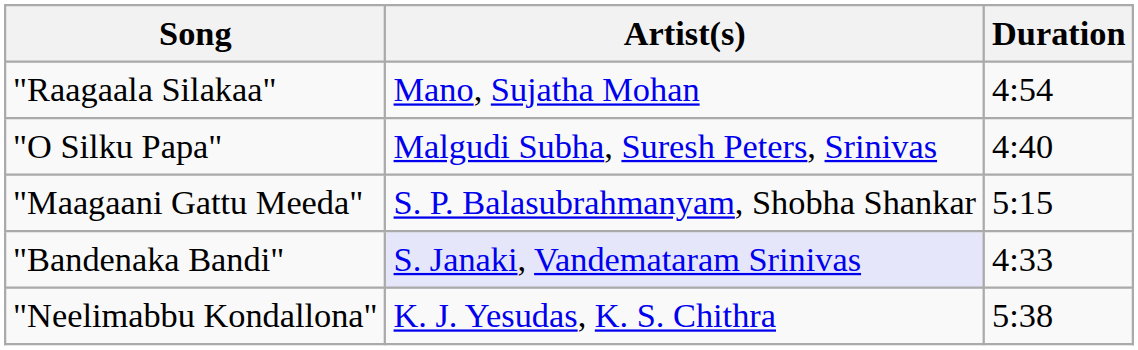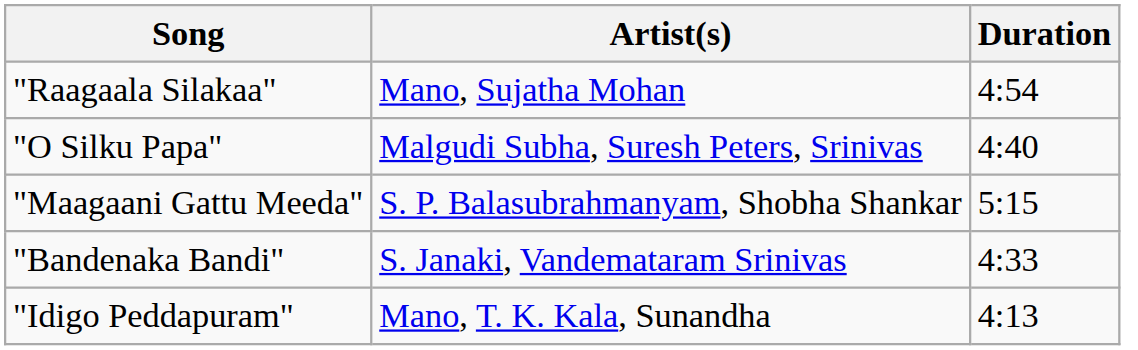(627, 259) lavender background -> (613, 259) no background
+ row: (153, 316)
- row: (195, 316)
